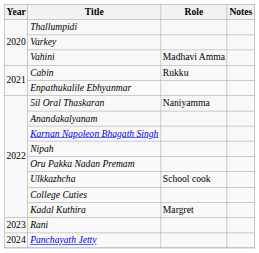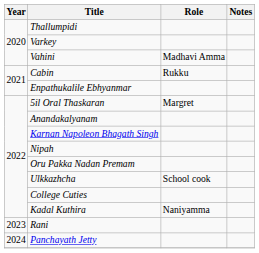(186, 103) Naniyamma -> (178, 103) Margret
(178, 210) Margret -> (186, 210) Naniyamma
